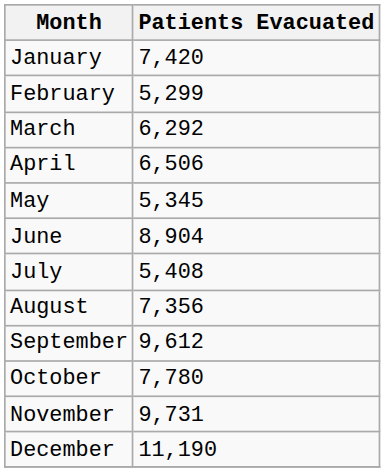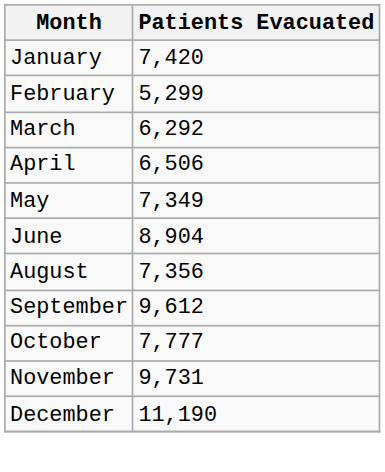(171, 201) 5,345 -> (171, 201) 7,349
- row: (36, 272)
(171, 379) 7,780 -> (171, 343) 7,777
